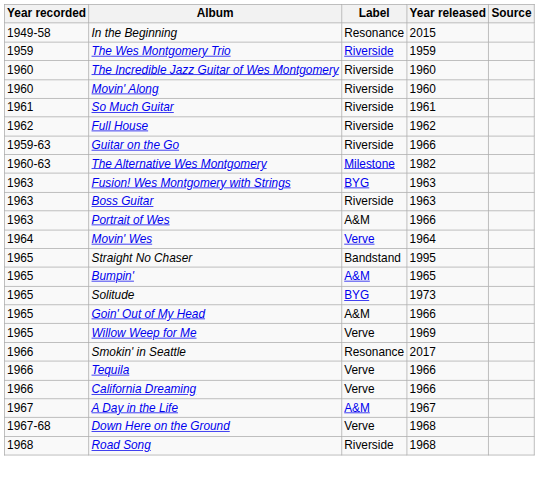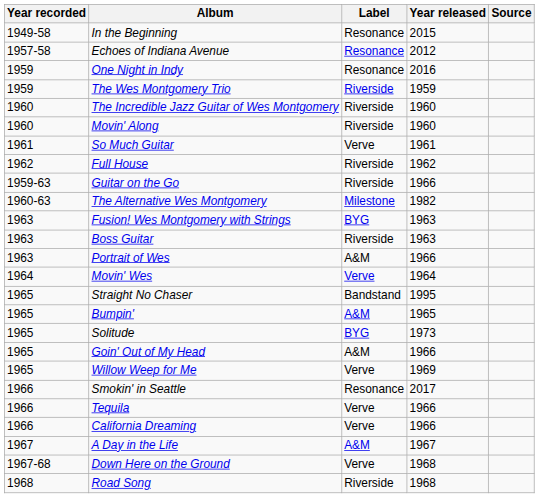+ row: (160, 51)
+ row: (137, 70)
(369, 107) Riverside -> (359, 145) Verve
